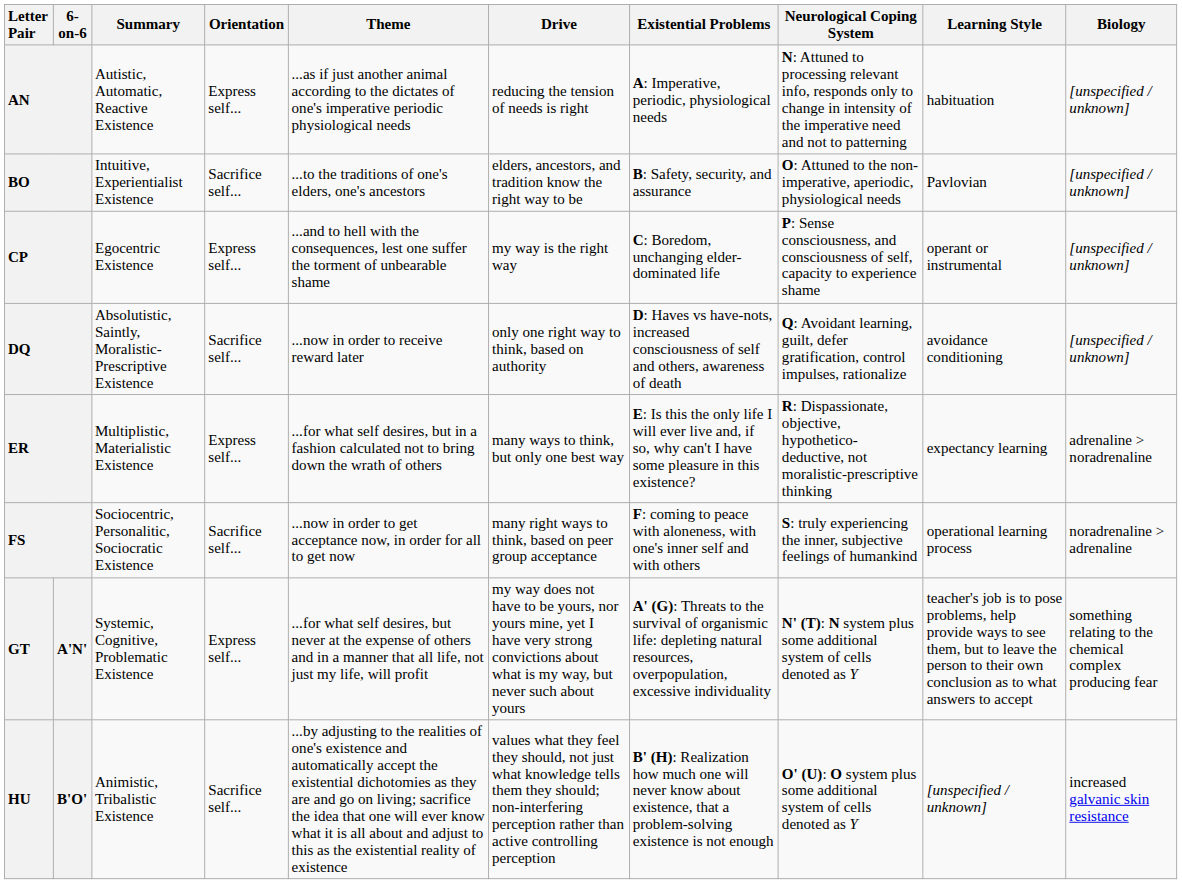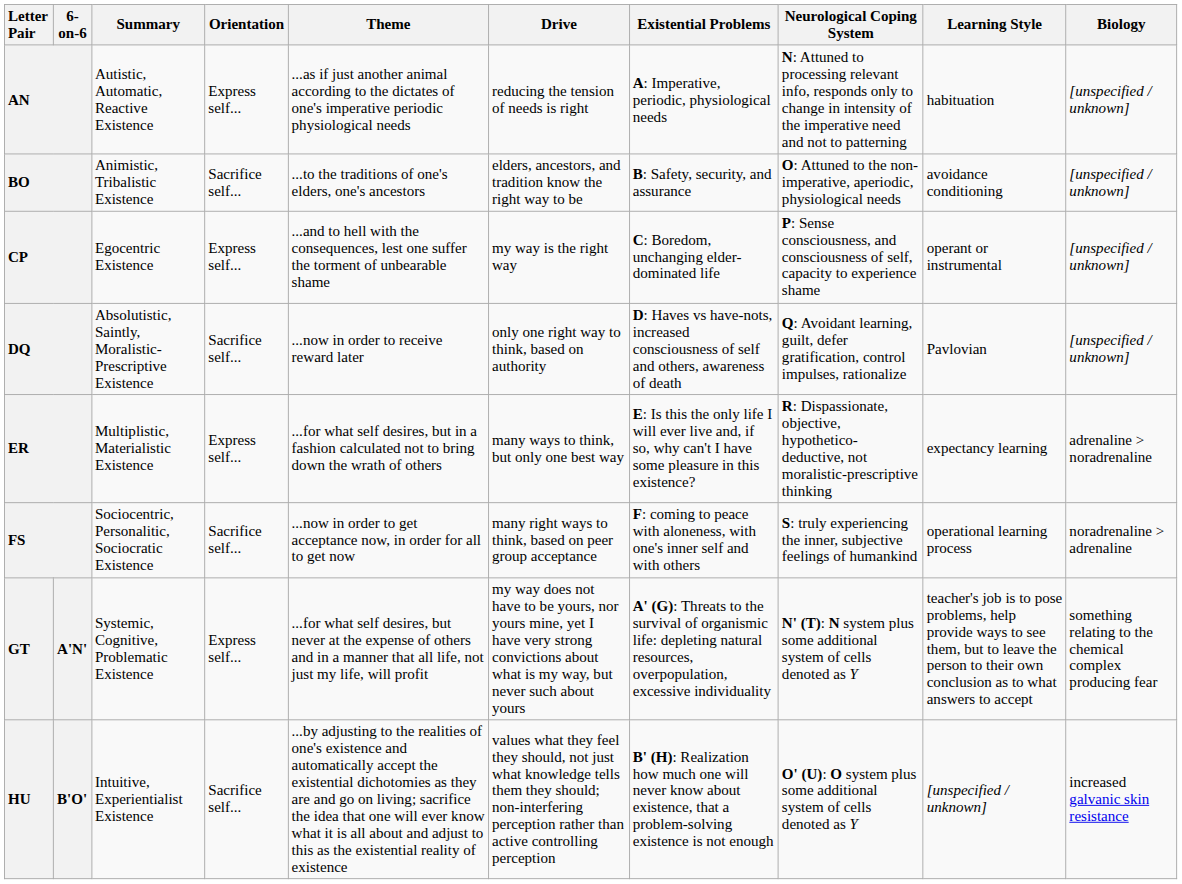(139, 182) Intuitive, Experientialist Existence -> (126, 182) Animistic, Tribalistic Existence
(957, 182) Pavlovian -> (965, 182) avoidance conditioning
(965, 348) avoidance conditioning -> (957, 348) Pavlovian
(126, 799) Animistic, Tribalistic Existence -> (139, 799) Intuitive, Experientialist Existence
